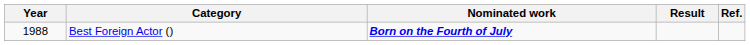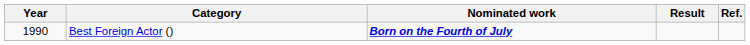(35, 31) 1988 -> (35, 31) 1990
